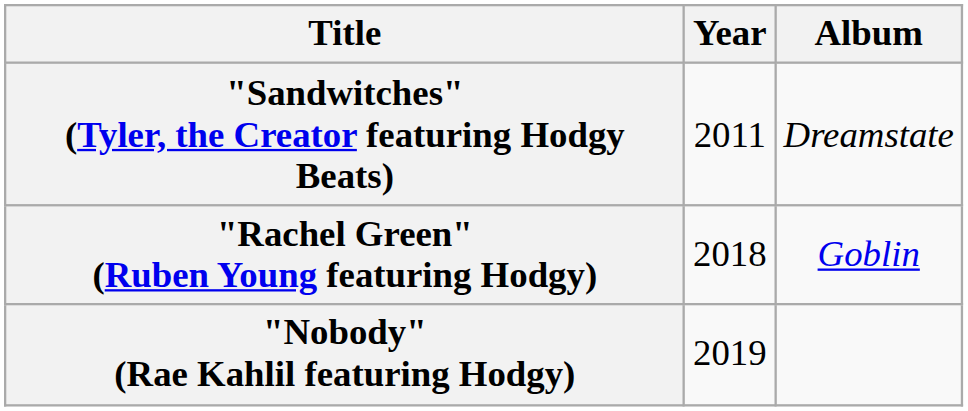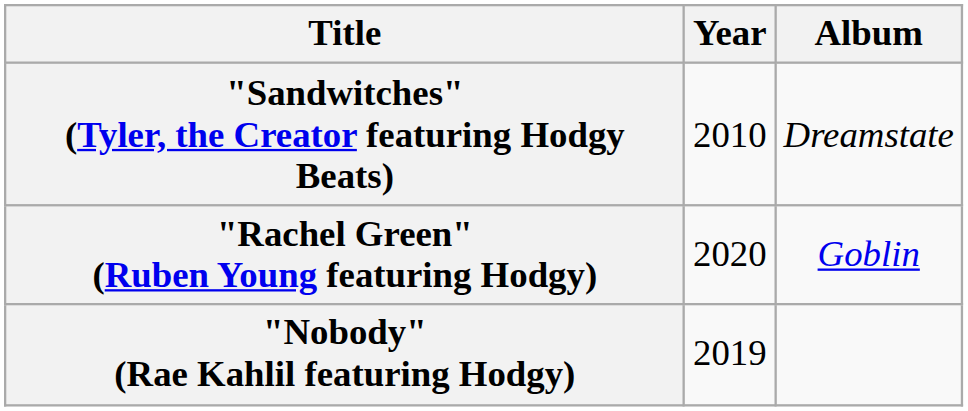(730, 133) 2011 -> (730, 133) 2010
(730, 253) 2018 -> (730, 253) 2020
